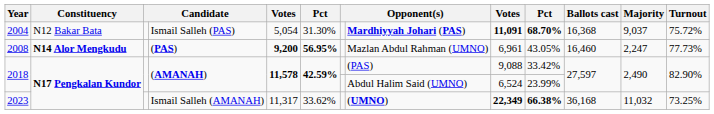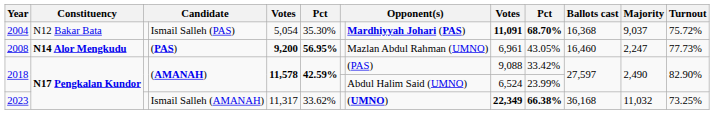(319, 30) 31.30% -> (319, 30) 35.30%
